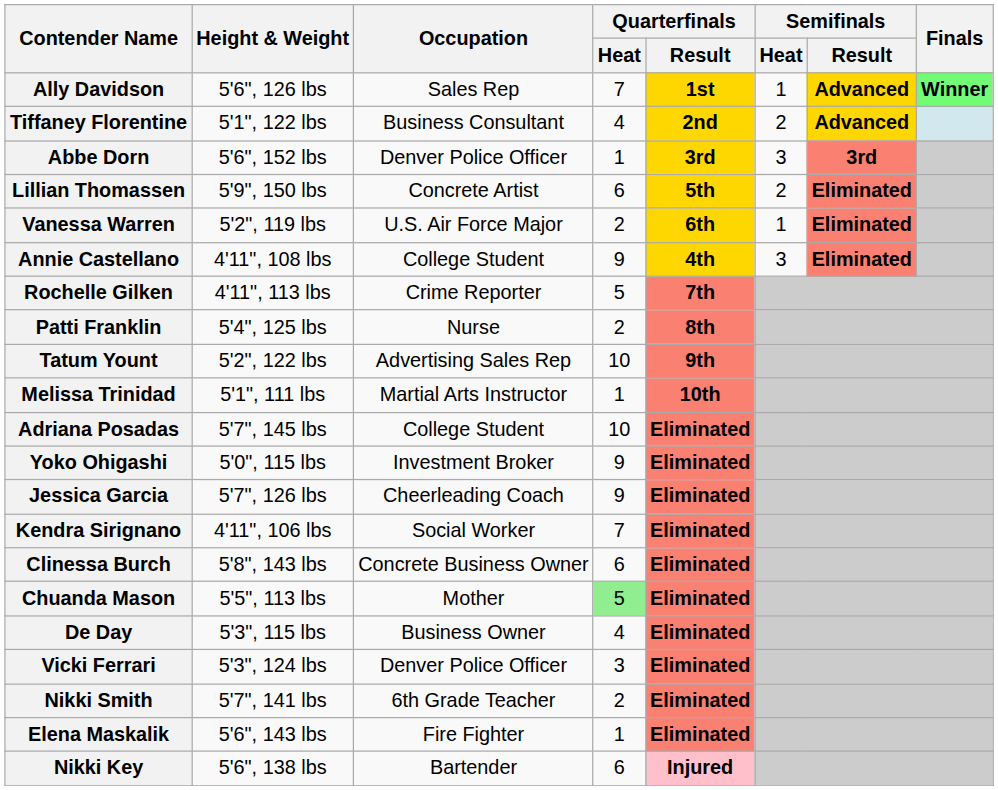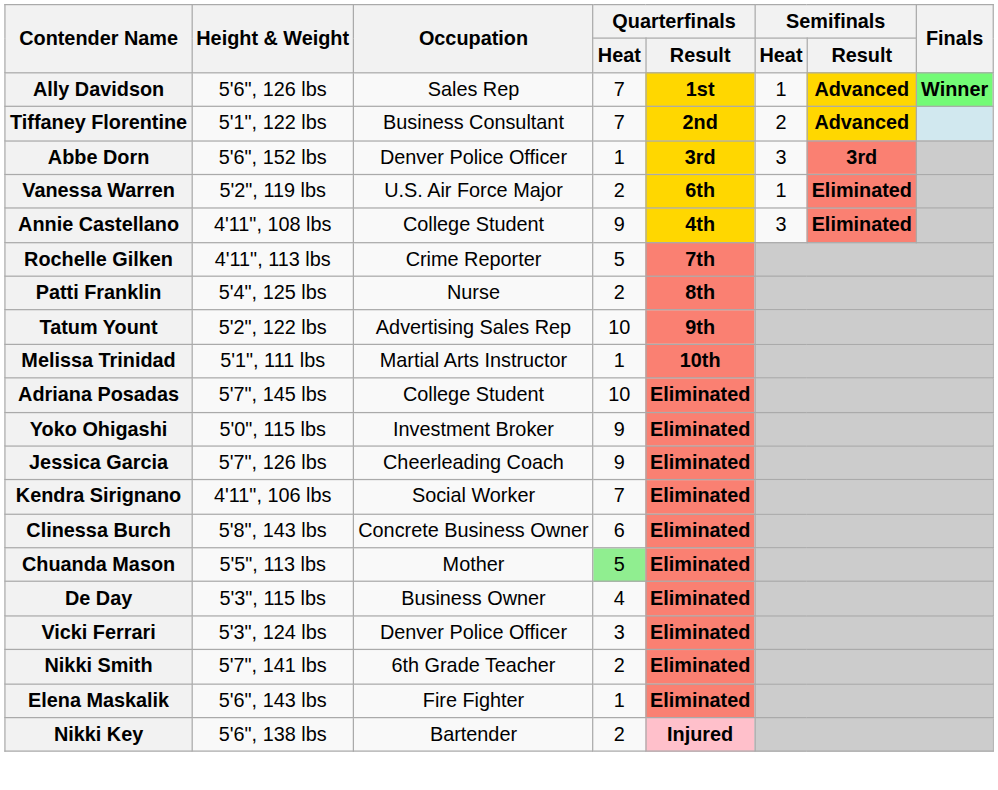(619, 123) 4 -> (619, 123) 7
- row: (99, 191)
(619, 768) 6 -> (619, 734) 2
